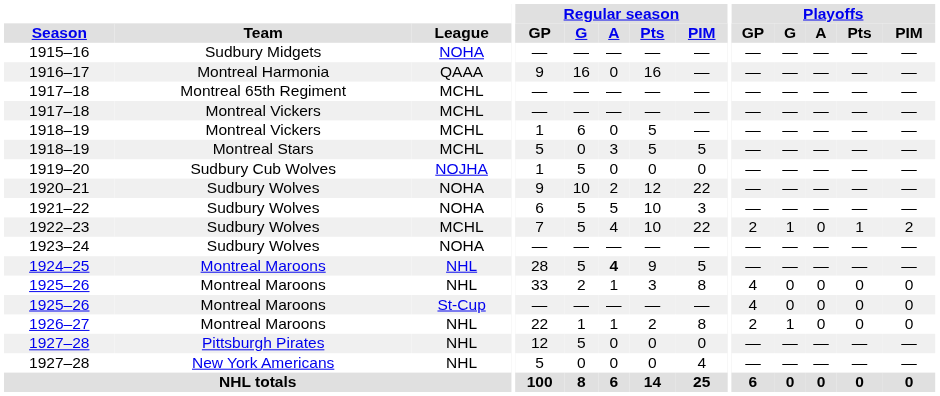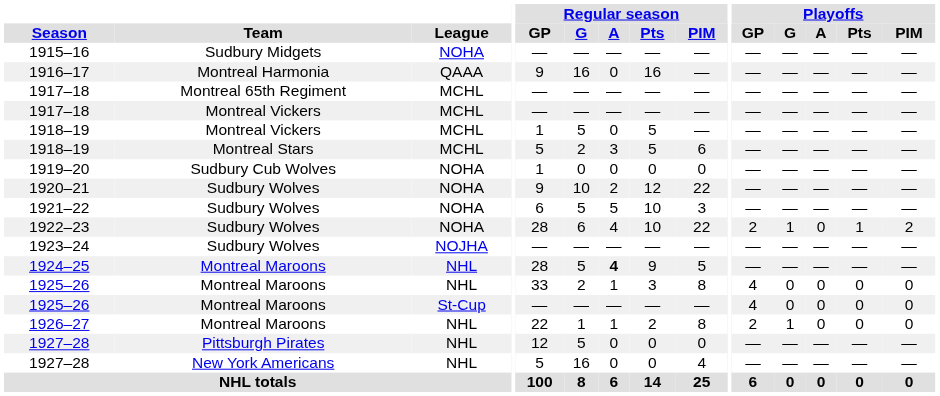(581, 130) 6 -> (581, 130) 5
(581, 149) 0 -> (581, 149) 2
(702, 149) 5 -> (702, 149) 6
(462, 168) NOJHA -> (462, 168) NOHA
(581, 168) 5 -> (581, 168) 0
(462, 227) MCHL -> (462, 227) NOHA
(540, 227) 7 -> (540, 227) 28
(581, 227) 5 -> (581, 227) 6
(462, 246) NOHA -> (462, 246) NOJHA
(581, 362) 0 -> (581, 362) 16
